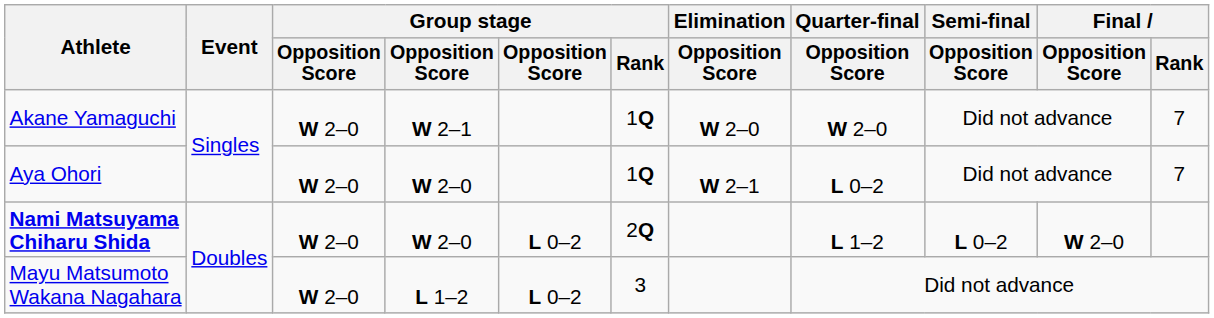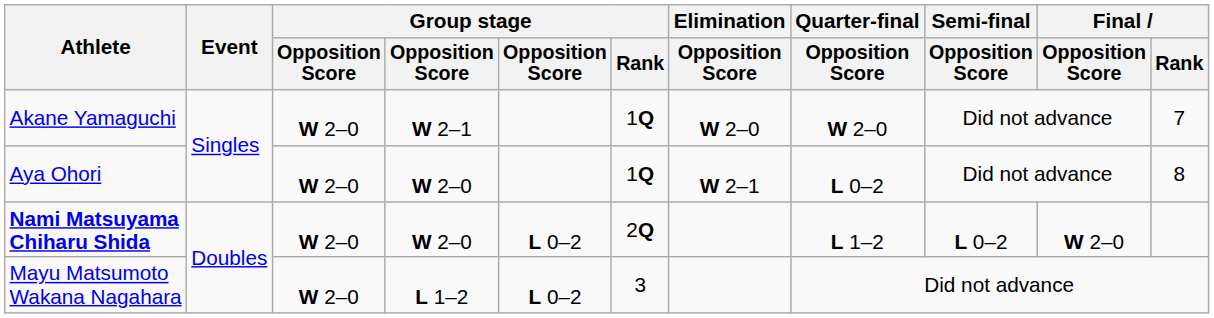(1179, 174) 7 -> (1179, 174) 8
